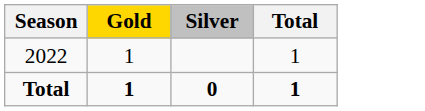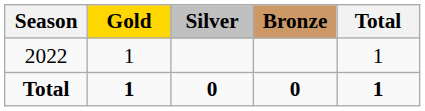+ column: (295, 21)
